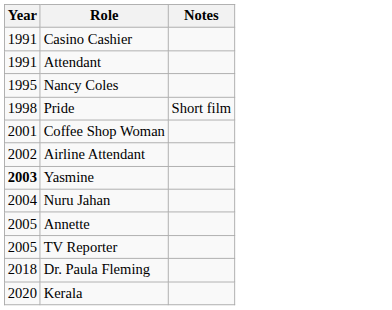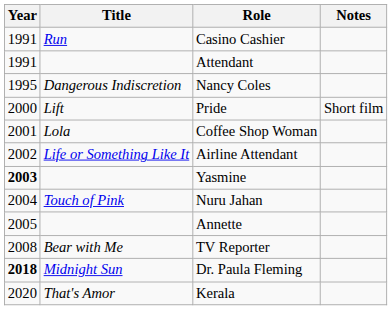+ column: (116, 16)
(22, 108) 1998 -> (22, 108) 2000
(22, 246) 2005 -> (22, 246) 2008
(22, 270) normal -> (22, 270) bold
